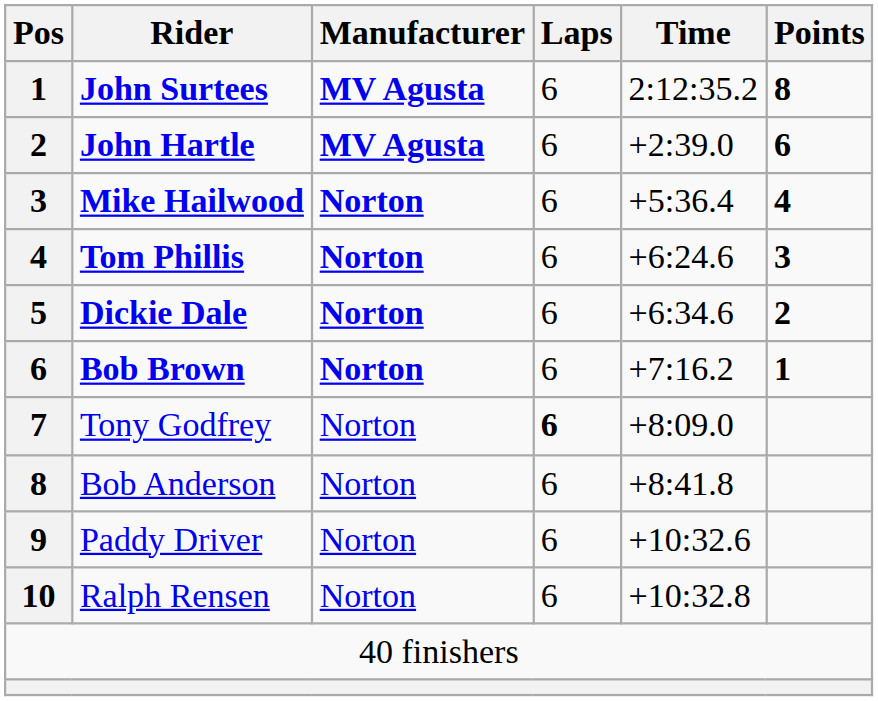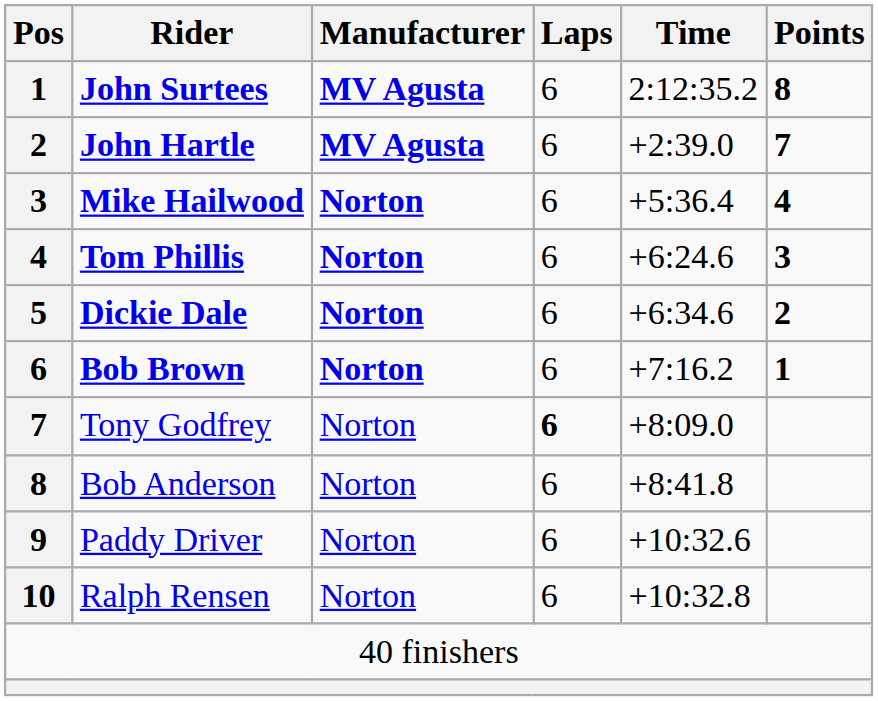(782, 145) 6 -> (782, 145) 7
